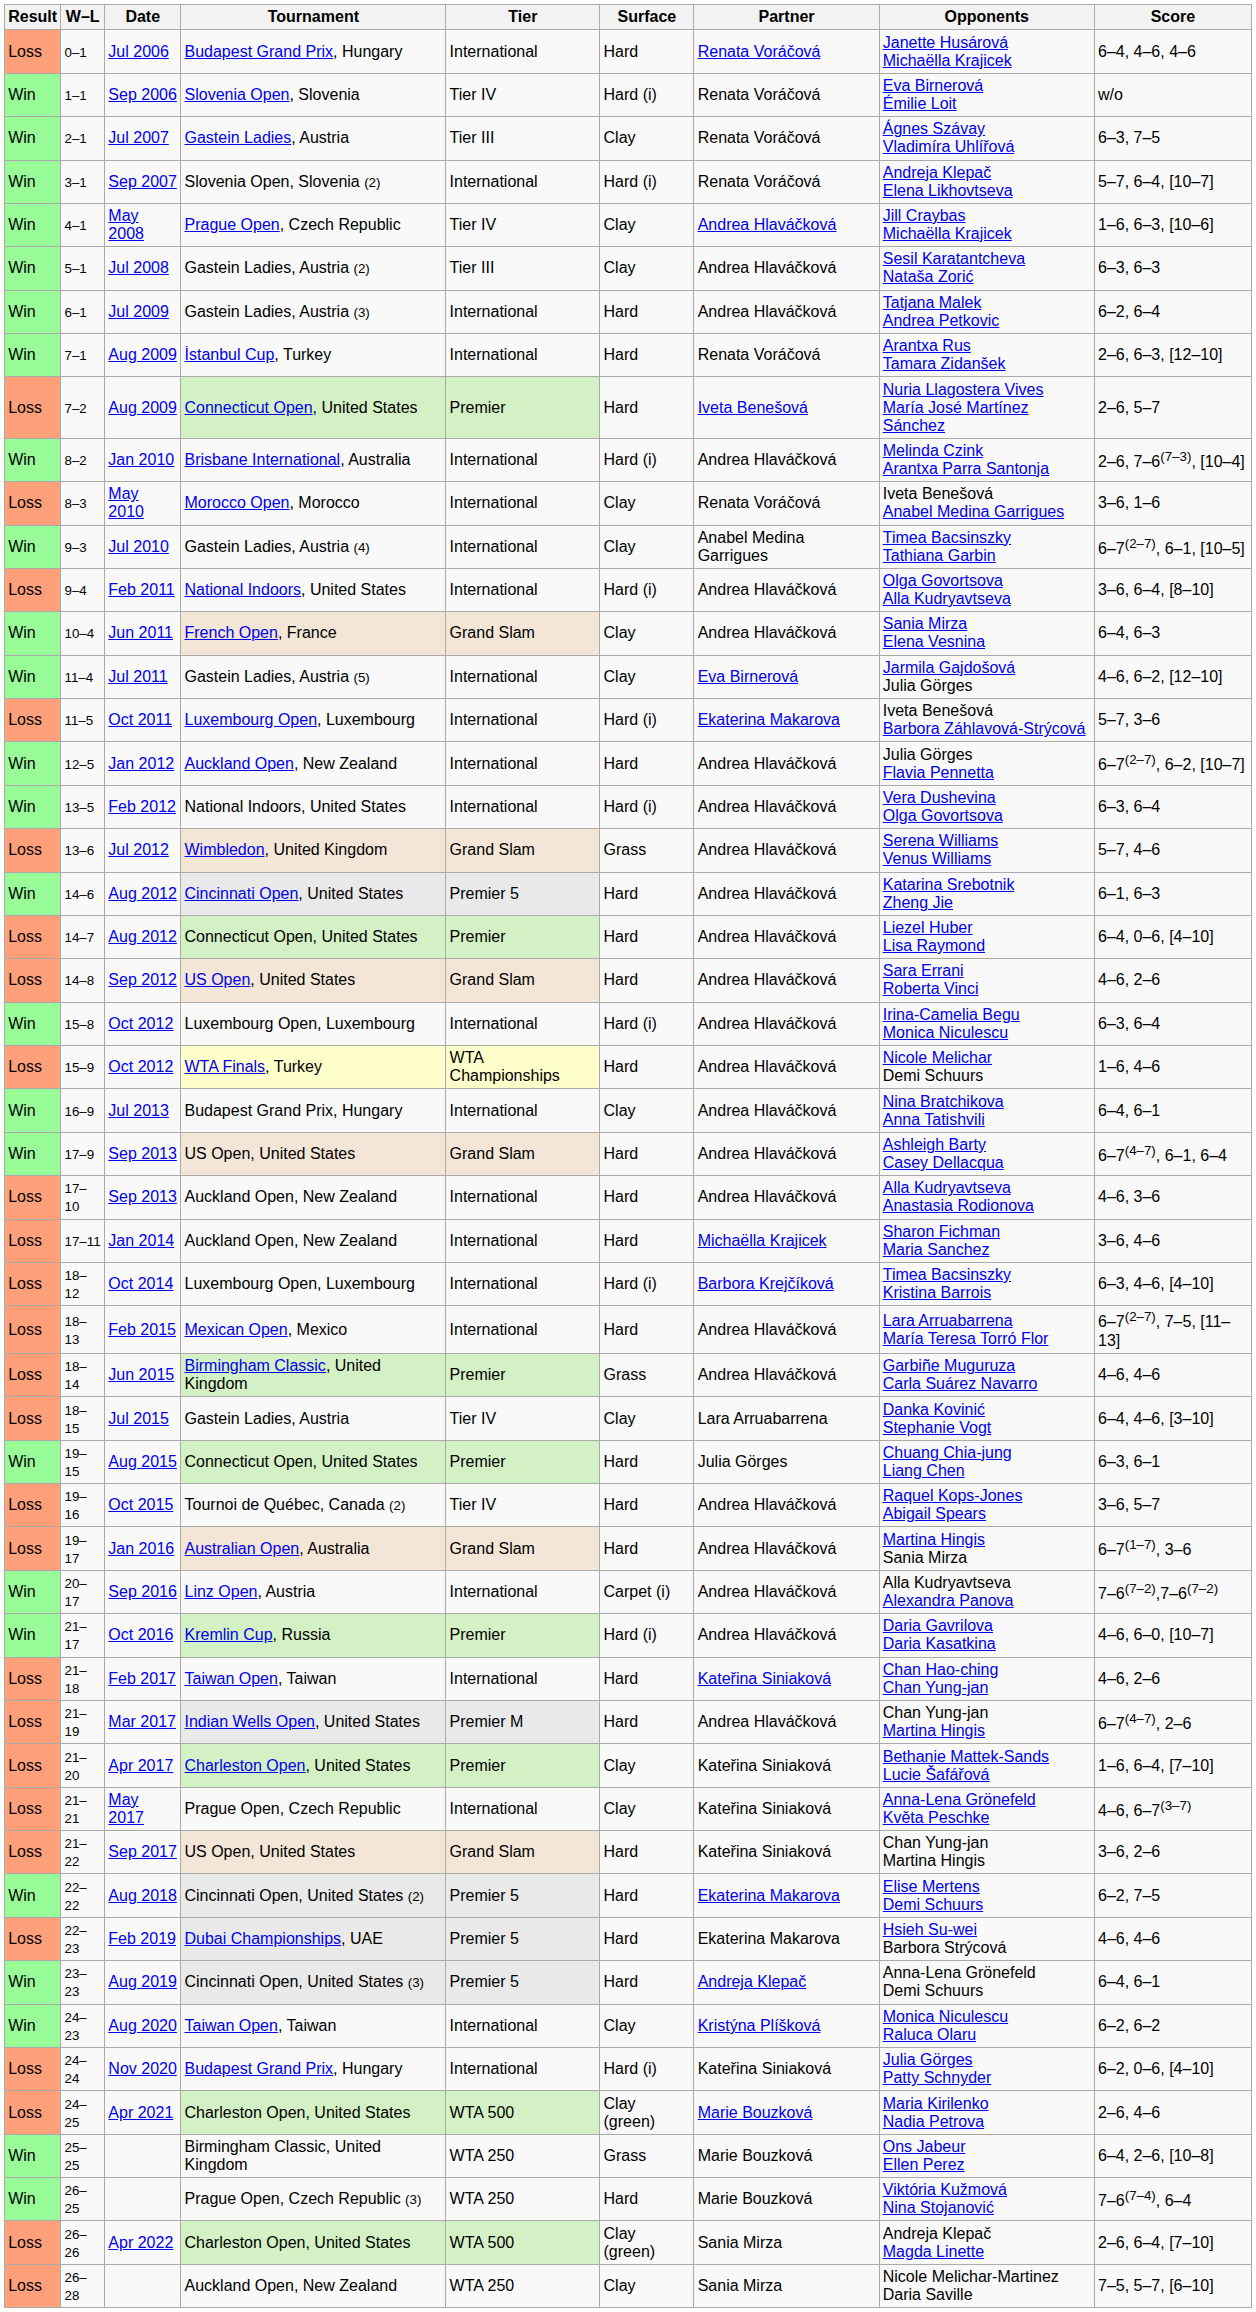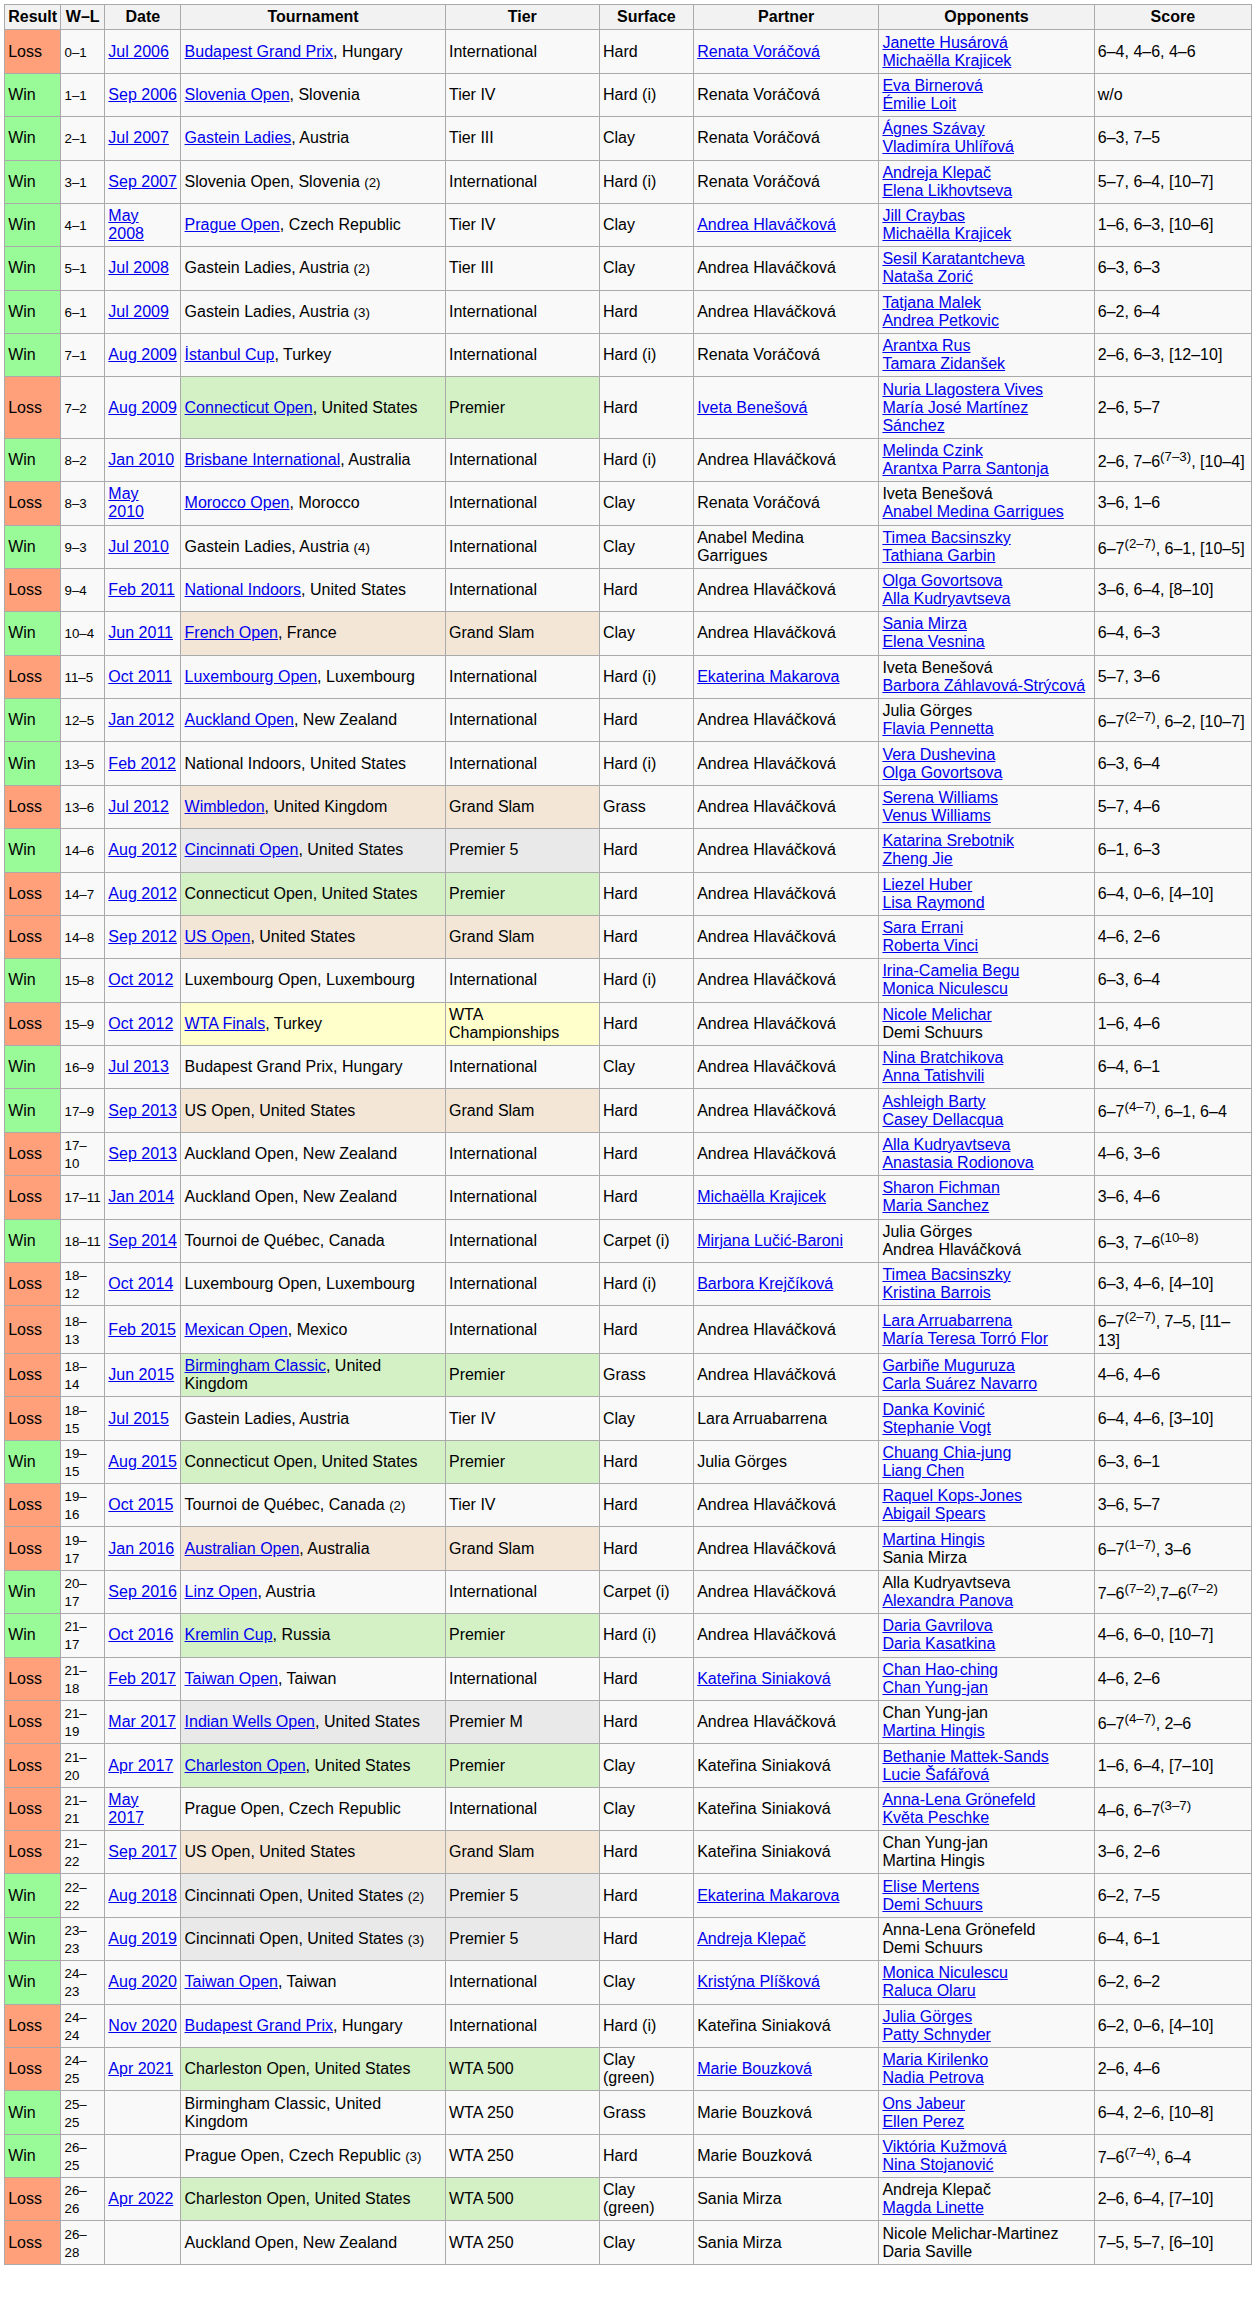(621, 355) Hard -> (630, 355) Hard (i)
(630, 590) Hard (i) -> (620, 590) Hard
- row: (79, 677)
+ row: (83, 1241)
- row: (76, 1940)
